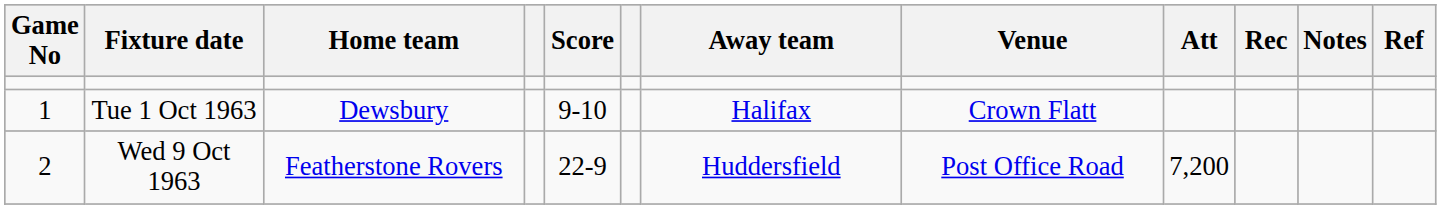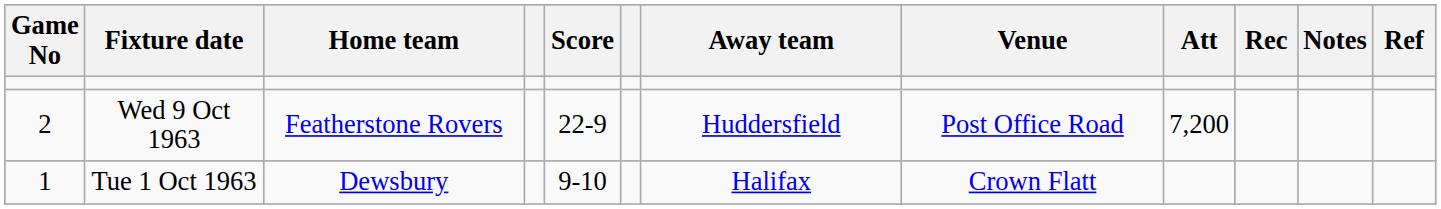rows swapped: (174, 109) <-> (174, 166)
